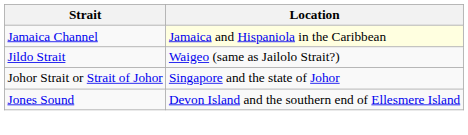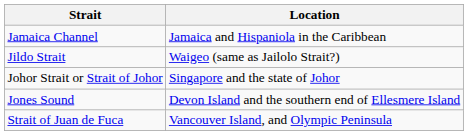(277, 36) lightyellow background -> (277, 36) no background
+ row: (65, 120)
